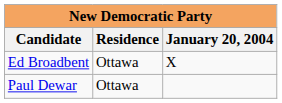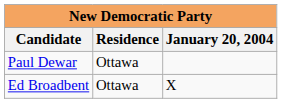rows swapped: (49, 62) <-> (42, 86)
